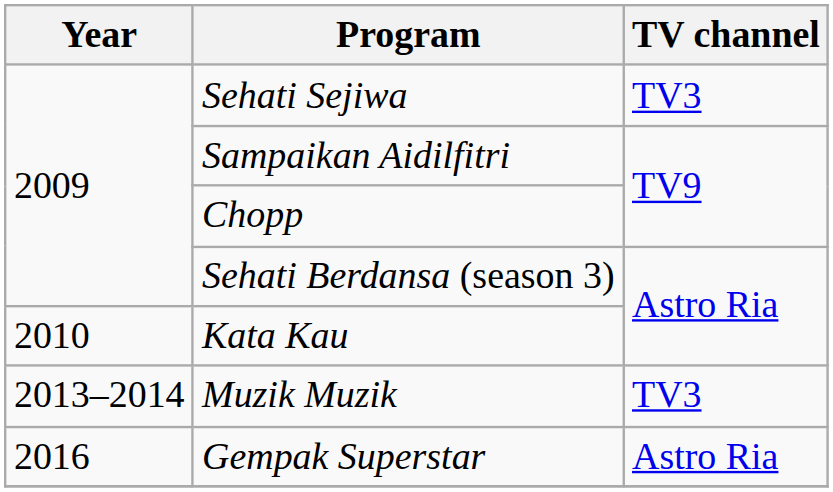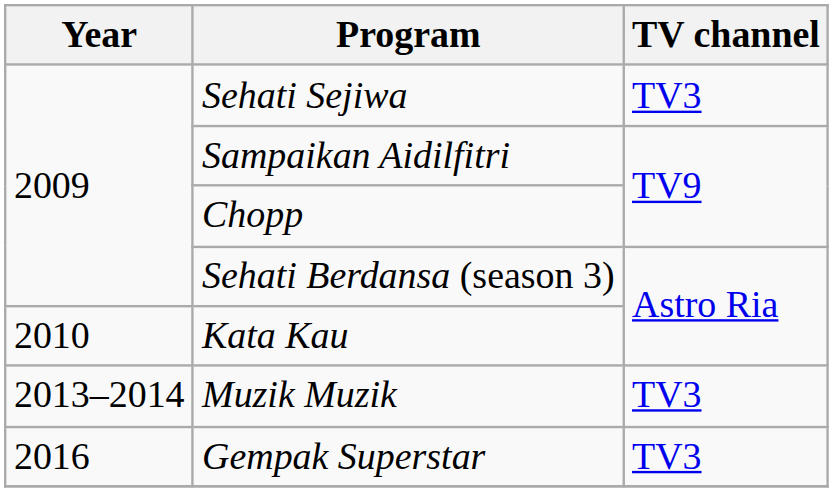(705, 455) Astro Ria -> (667, 455) TV3
